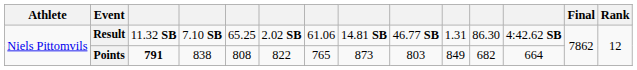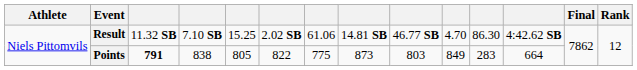(242, 35) 65.25 -> (242, 35) 15.25
(456, 35) 1.31 -> (456, 35) 4.70
(242, 55) 808 -> (242, 55) 805
(321, 55) 765 -> (321, 55) 775
(486, 55) 682 -> (486, 55) 283
